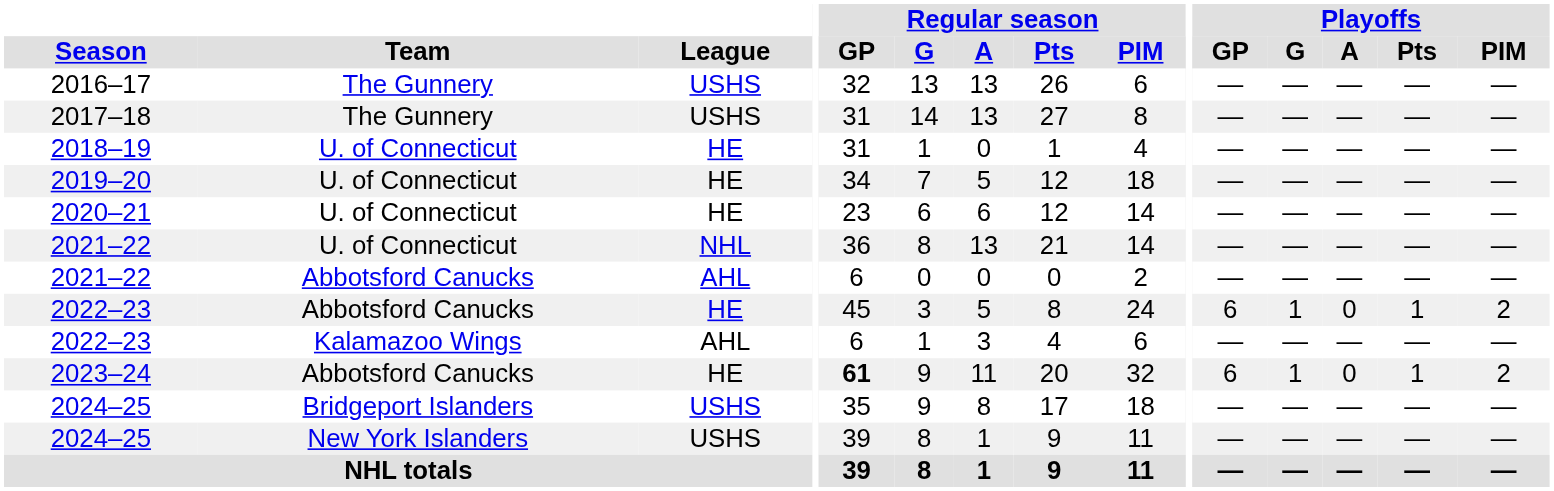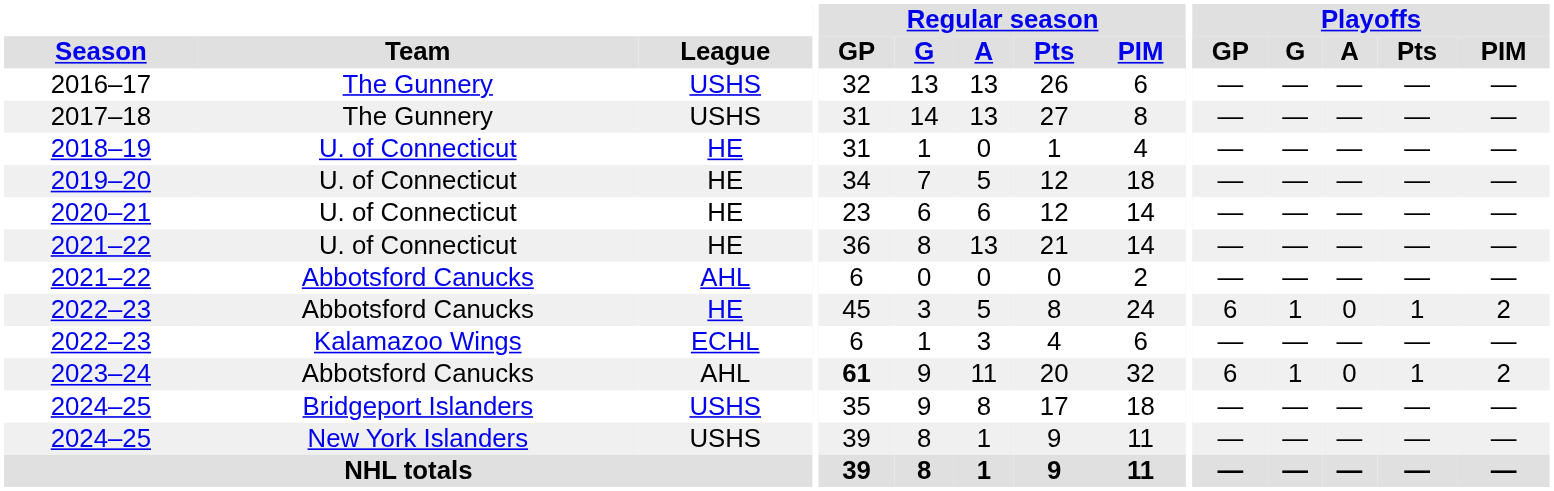(725, 245) NHL -> (725, 245) HE
(725, 341) AHL -> (725, 341) ECHL
(725, 373) HE -> (725, 373) AHL
